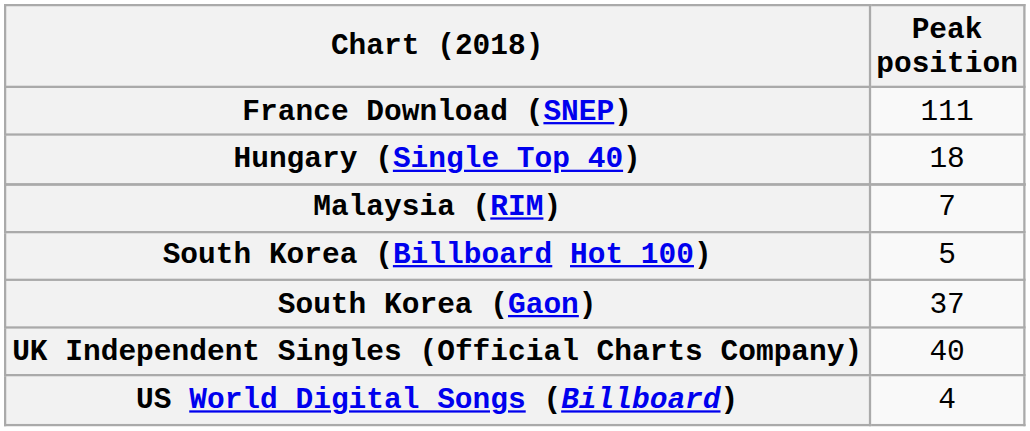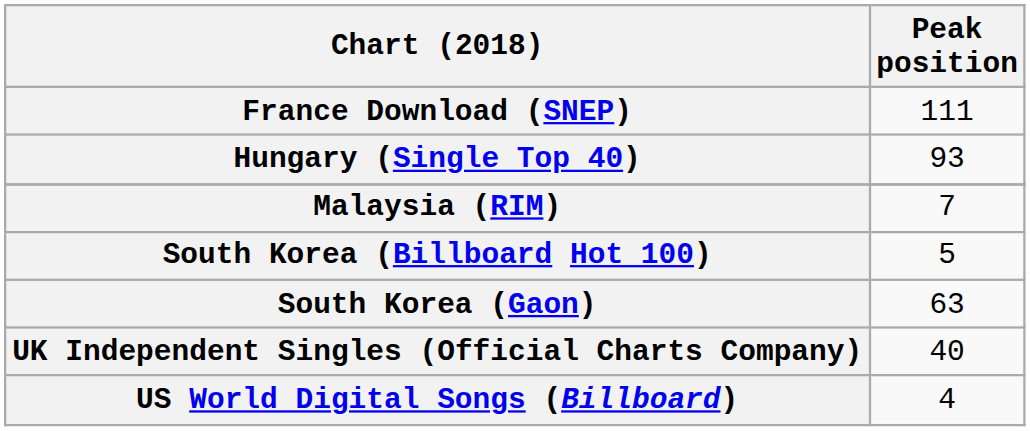(947, 159) 18 -> (947, 159) 93
(947, 304) 37 -> (947, 304) 63
